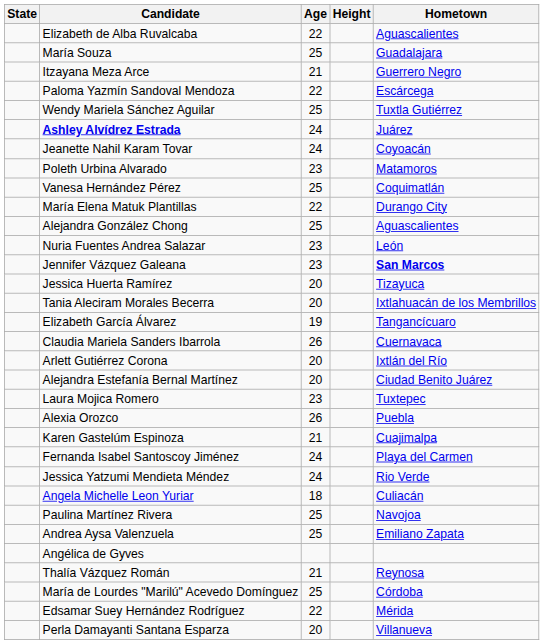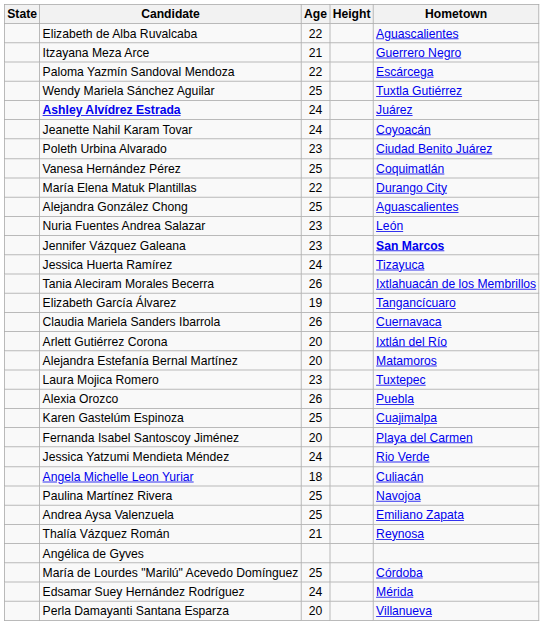- row: (77, 53)
(407, 168) Matamoros -> (434, 149) Ciudad Benito Juárez
(316, 284) 20 -> (316, 264) 24
(316, 303) 20 -> (316, 284) 26
(434, 380) Ciudad Benito Juárez -> (407, 361) Matamoros
(316, 438) 21 -> (316, 418) 25
(316, 457) 24 -> (316, 438) 20
rows swapped: (106, 572) <-> (93, 553)
(316, 611) 22 -> (316, 592) 24
